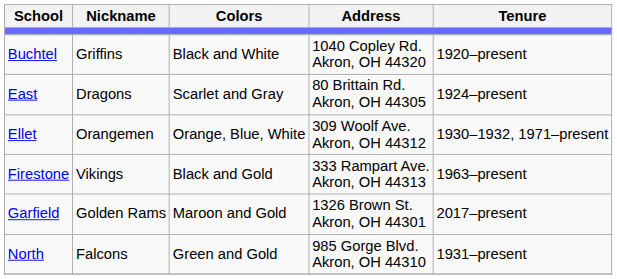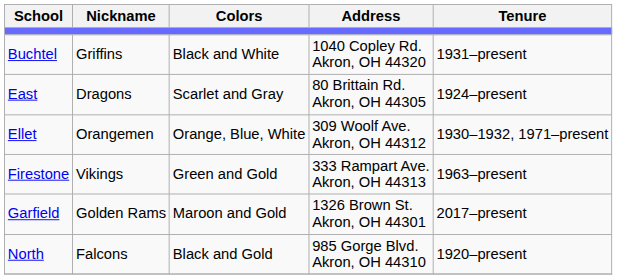(481, 54) 1920–present -> (481, 54) 1931–present
(223, 174) Black and Gold -> (225, 174) Green and Gold
(225, 254) Green and Gold -> (223, 254) Black and Gold
(481, 254) 1931–present -> (481, 254) 1920–present
